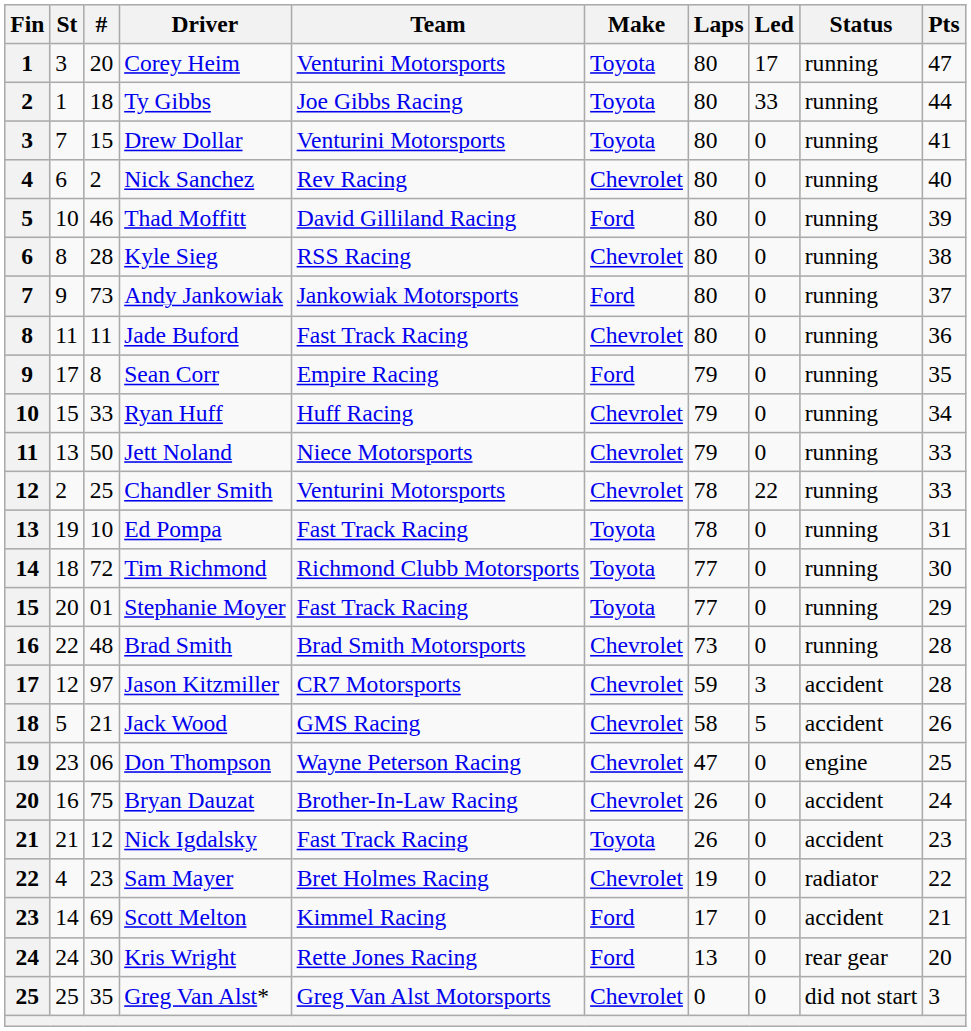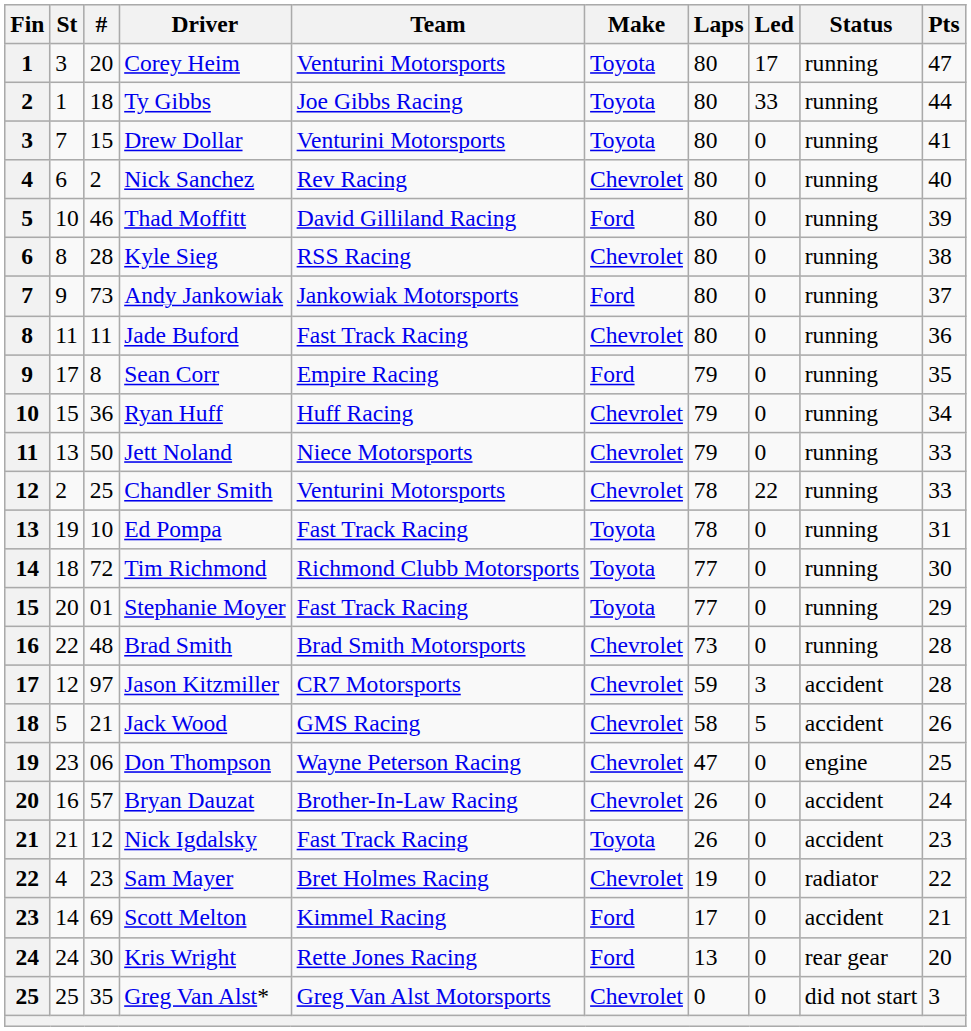(101, 412) 33 -> (101, 412) 36
(101, 801) 75 -> (101, 801) 57
